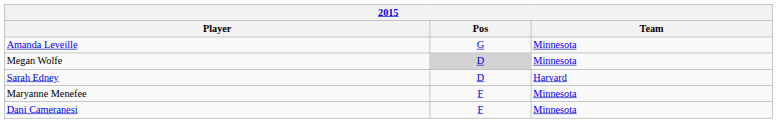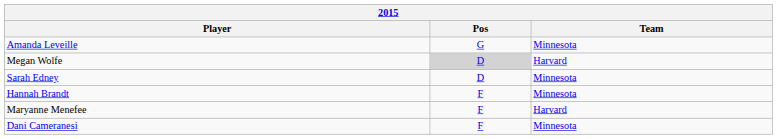(555, 61) Minnesota -> (550, 61) Harvard
(550, 77) Harvard -> (555, 77) Minnesota
+ row: (38, 93)
(555, 93) Minnesota -> (550, 110) Harvard
